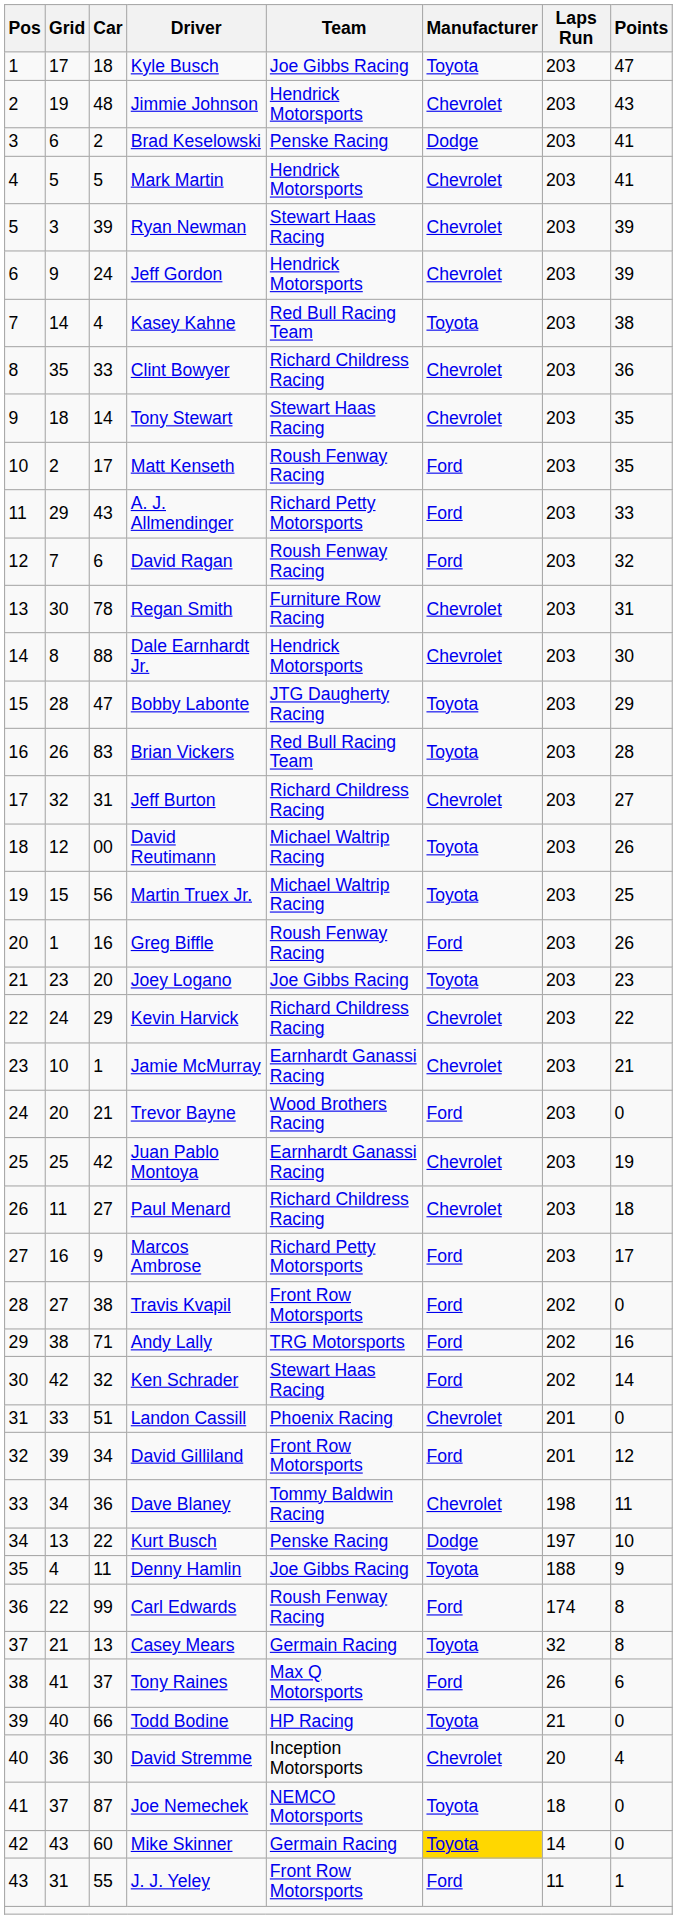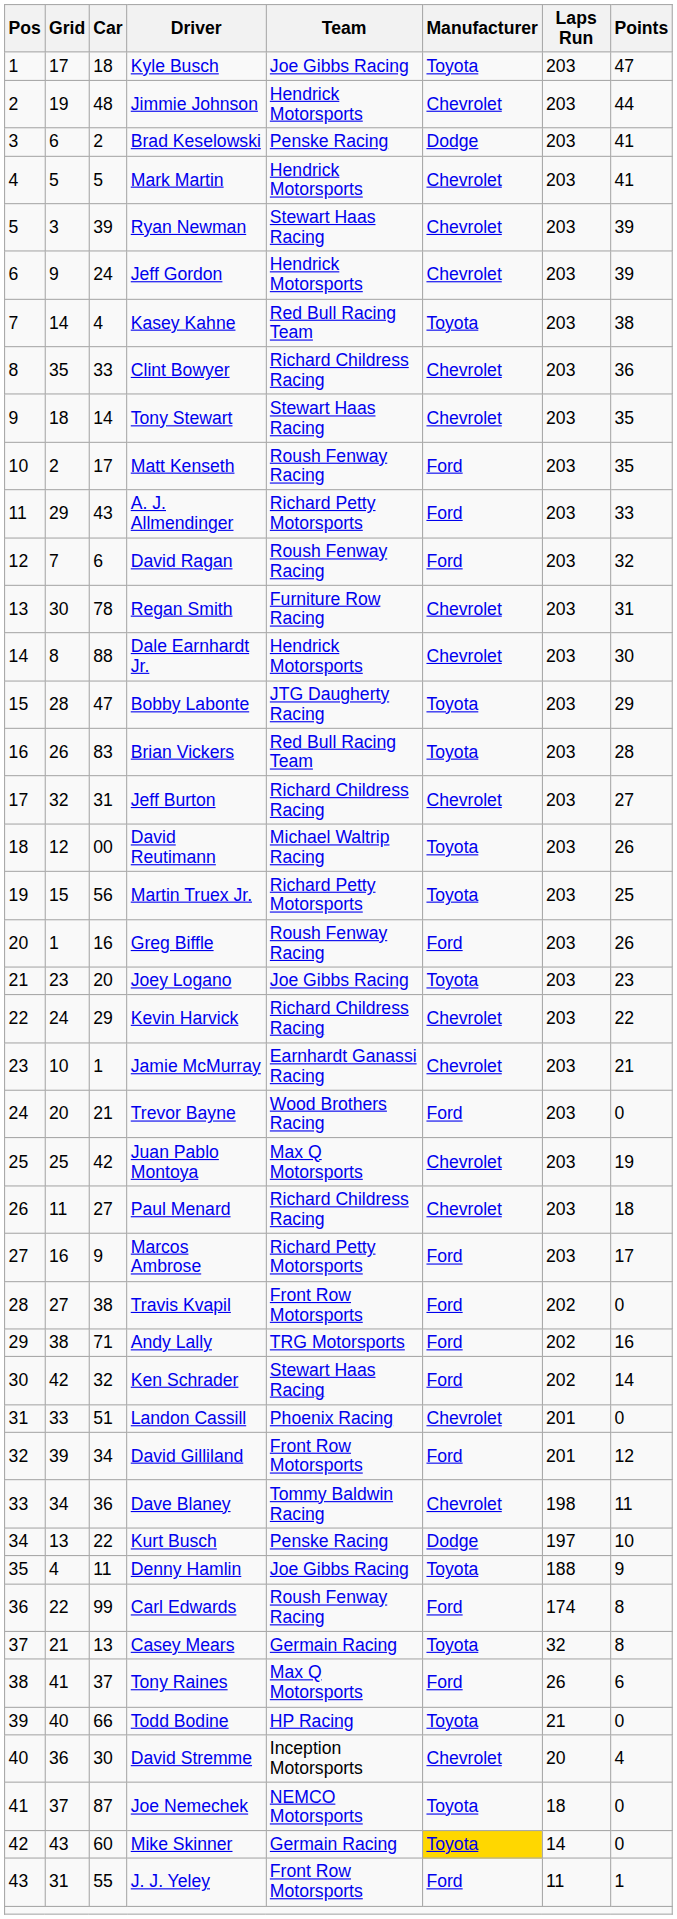(624, 103) 43 -> (624, 103) 44
(330, 895) Michael Waltrip Racing -> (323, 895) Richard Petty Motorsports
(343, 1161) Earnhardt Ganassi Racing -> (316, 1161) Max Q Motorsports
